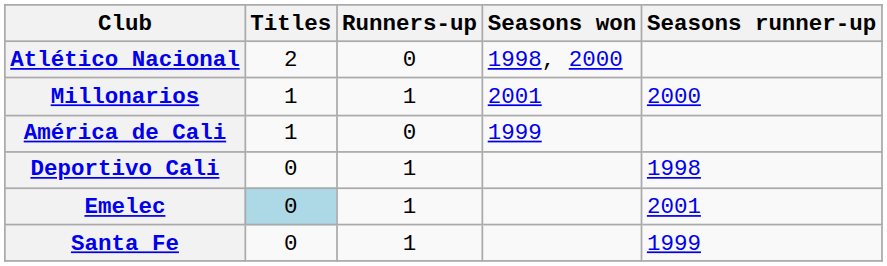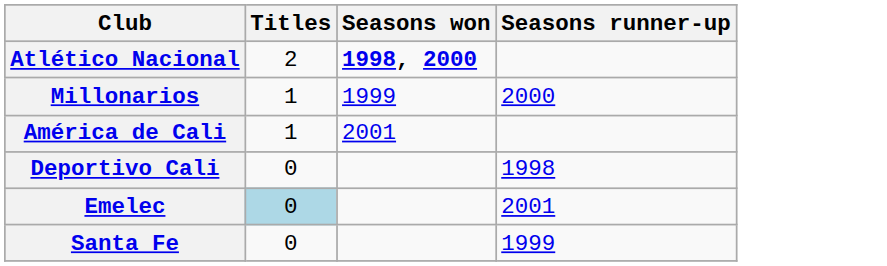- column: (410, 23)
(555, 60) normal -> (410, 60) bold
(515, 97) 2001 -> (369, 97) 1999
(515, 133) 1999 -> (369, 133) 2001
